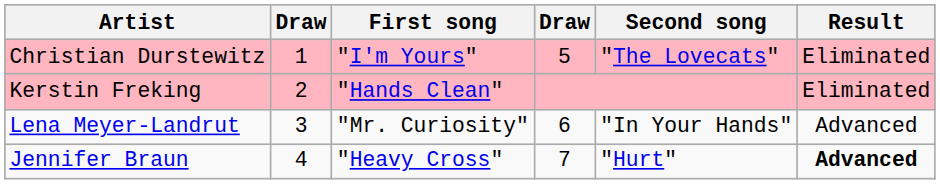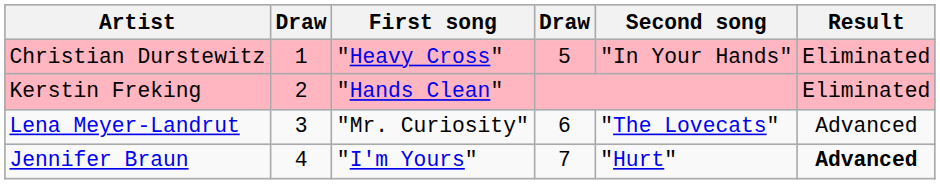(407, 57) "I'm Yours" -> (420, 57) "Heavy Cross"
(690, 57) "The Lovecats" -> (696, 57) "In Your Hands"
(696, 126) "In Your Hands" -> (690, 126) "The Lovecats"
(420, 161) "Heavy Cross" -> (407, 161) "I'm Yours"
